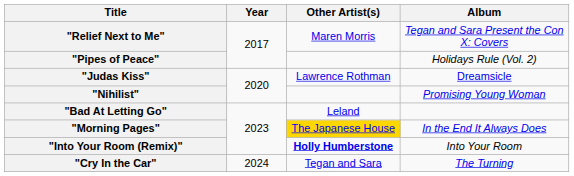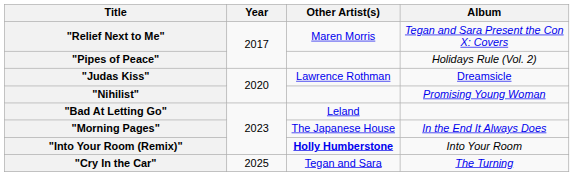(343, 128) gold background -> (343, 128) no background
(257, 163) 2024 -> (257, 163) 2025
